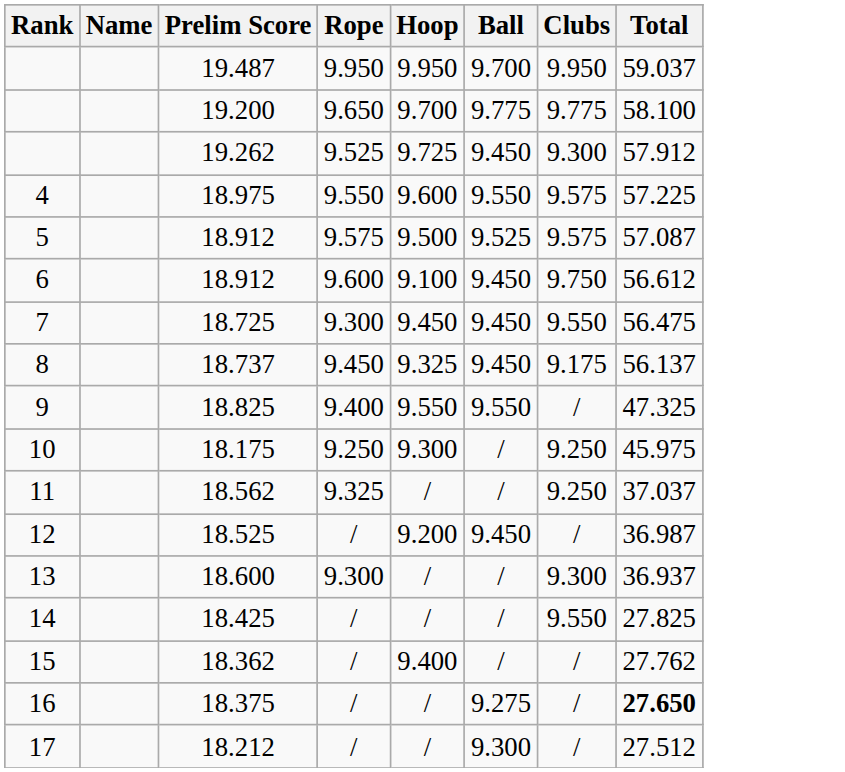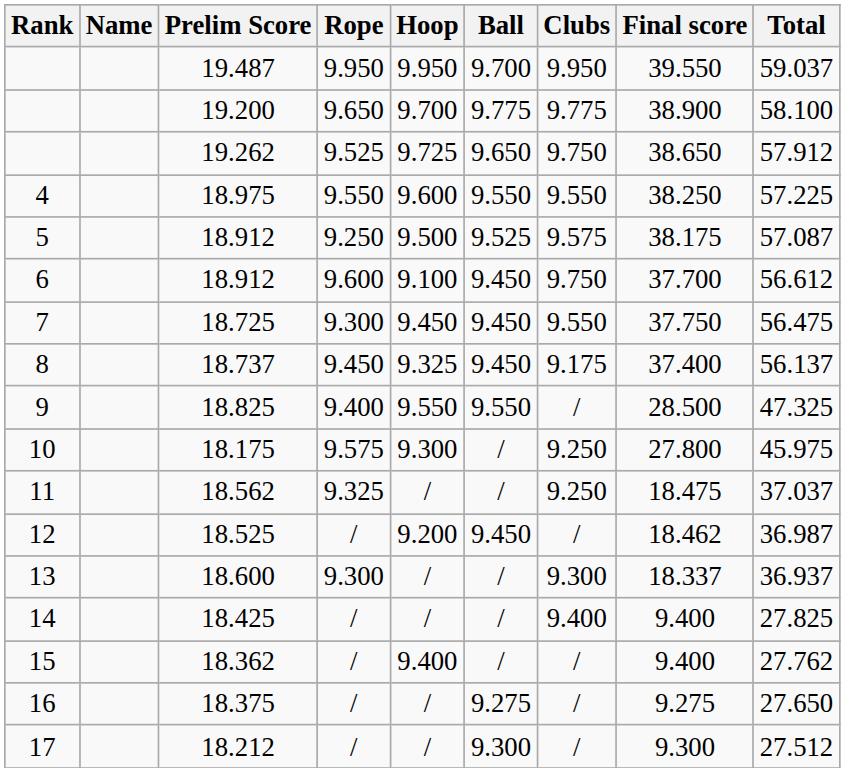+ column: (685, 25)
(501, 152) 9.450 -> (501, 152) 9.650
(577, 152) 9.300 -> (577, 152) 9.750
(577, 195) 9.575 -> (577, 195) 9.550
(354, 237) 9.575 -> (354, 237) 9.250
(354, 449) 9.250 -> (354, 449) 9.575
(577, 618) 9.550 -> (577, 618) 9.400
(659, 703) bold -> (796, 703) normal
